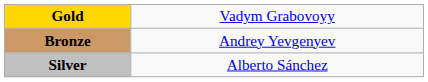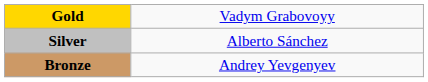rows swapped: (68, 64) <-> (68, 40)
